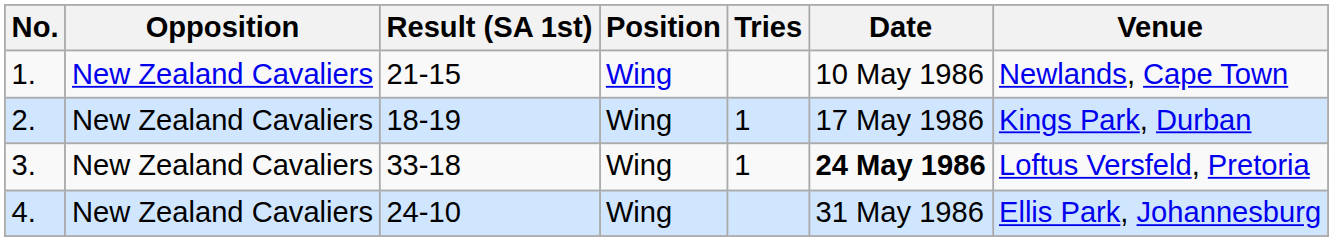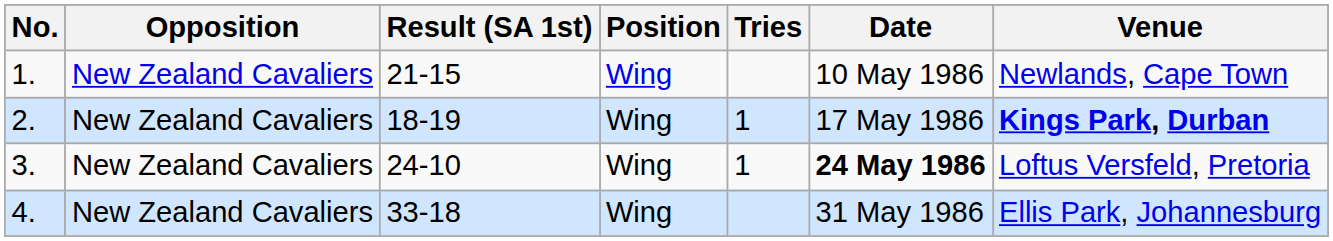(1125, 119) normal -> (1134, 119) bold
(424, 166) 33-18 -> (424, 166) 24-10
(424, 212) 24-10 -> (424, 212) 33-18
